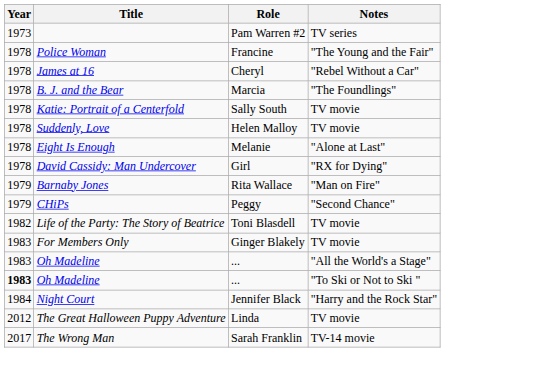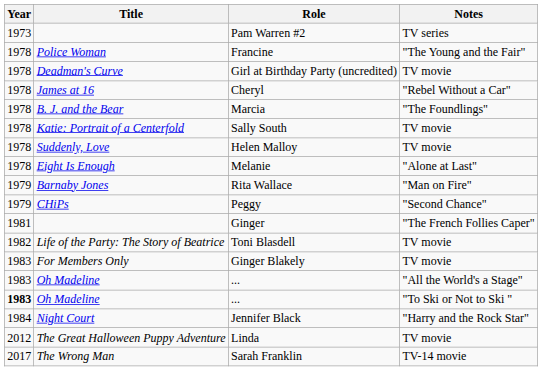+ row: (314, 71)
- row: (241, 166)
+ row: (248, 223)
